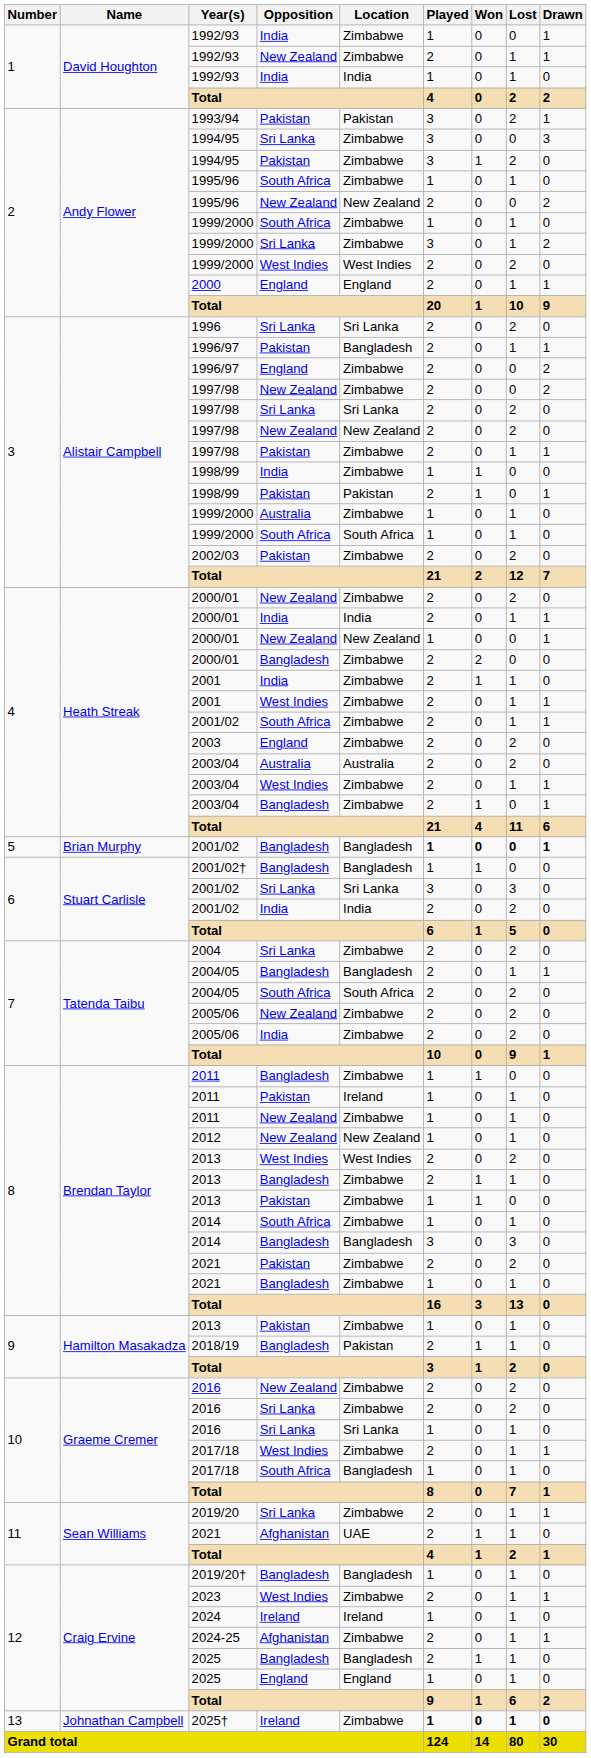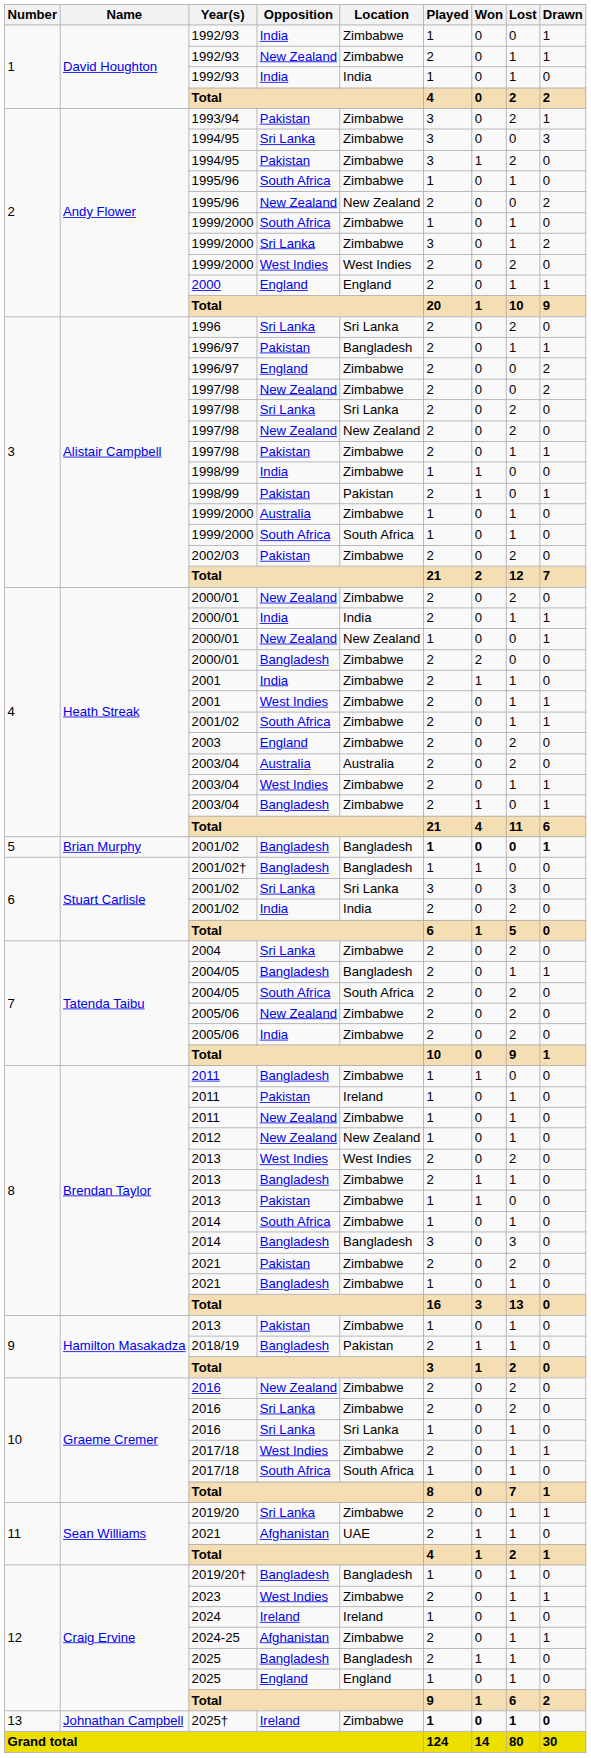(368, 118) Pakistan -> (373, 118) Zimbabwe
(378, 1471) Bangladesh -> (378, 1471) South Africa
